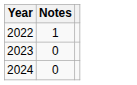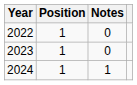+ column: (62, 13)
(55, 32) 1 -> (107, 32) 0
(55, 70) 0 -> (107, 70) 1
